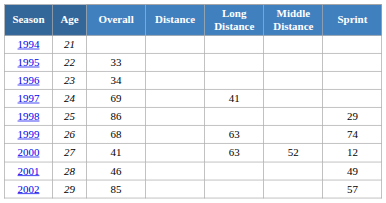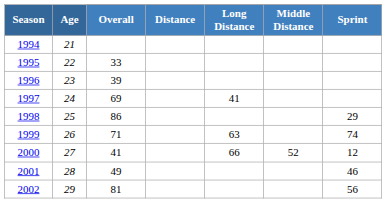(116, 80) 34 -> (116, 80) 39
(116, 134) 68 -> (116, 134) 71
(234, 152) 63 -> (234, 152) 66
(116, 171) 46 -> (116, 171) 49
(352, 171) 49 -> (352, 171) 46
(116, 189) 85 -> (116, 189) 81
(352, 189) 57 -> (352, 189) 56
